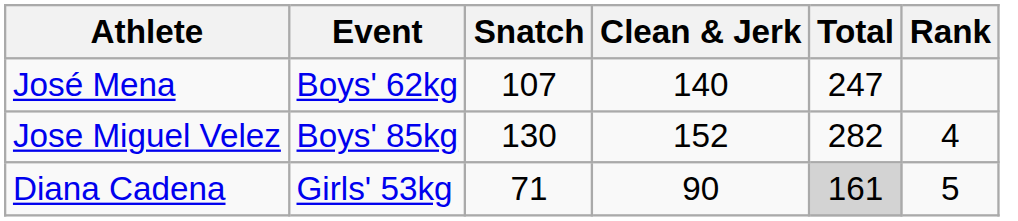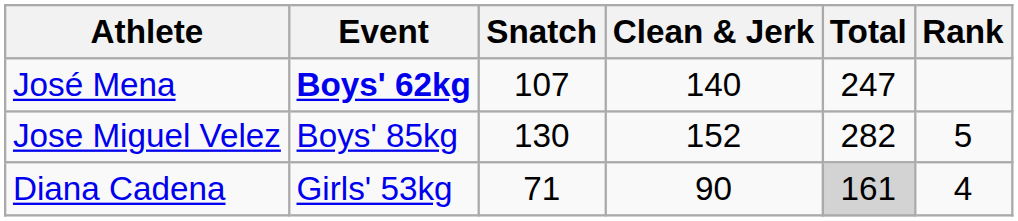(377, 84) normal -> (384, 84) bold
(950, 137) 4 -> (963, 137) 5
(950, 189) 5 -> (963, 189) 4
